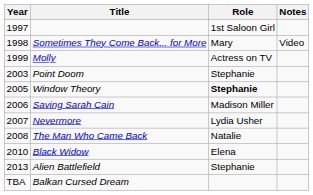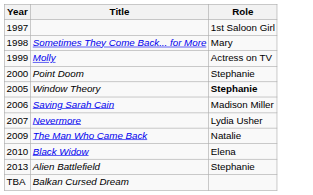- column: (293, 12)
(17, 74) 2003 -> (17, 74) 2000
(17, 136) 2008 -> (17, 136) 2009
